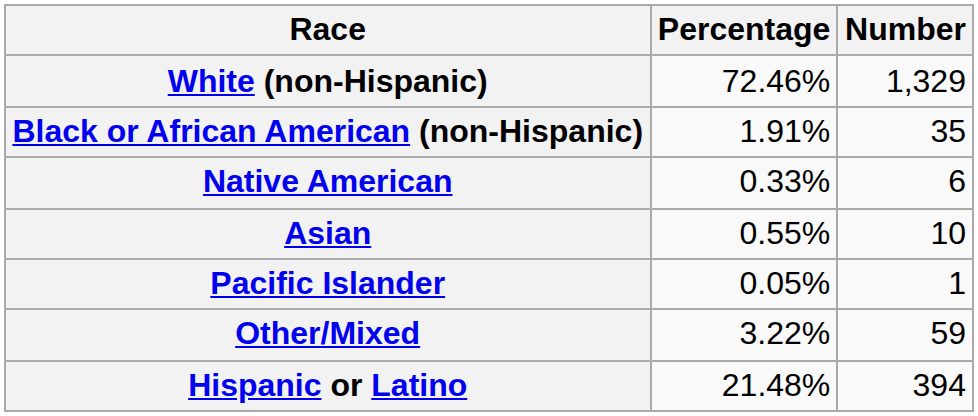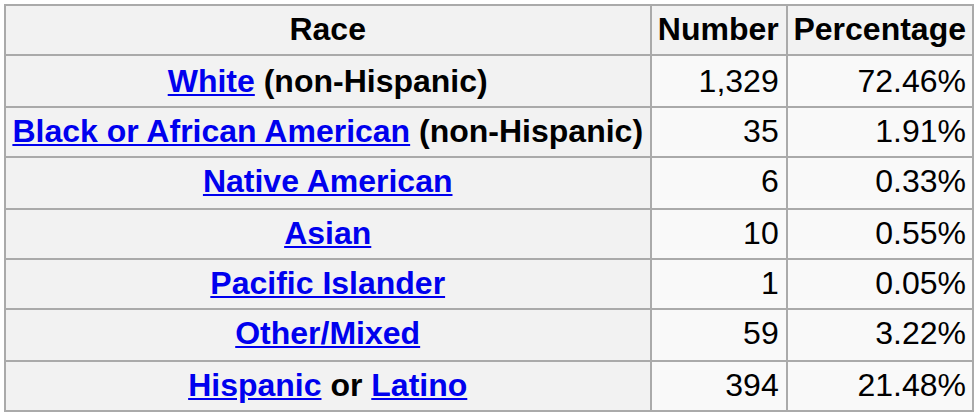columns swapped: (906, 29) <-> (744, 29)
